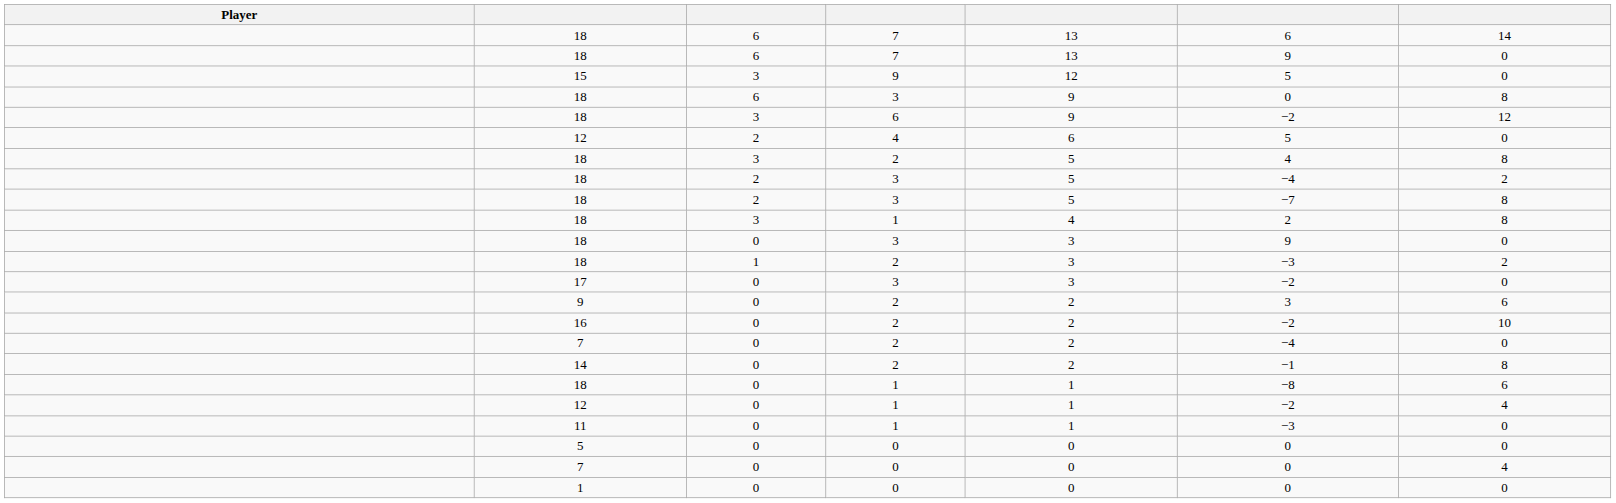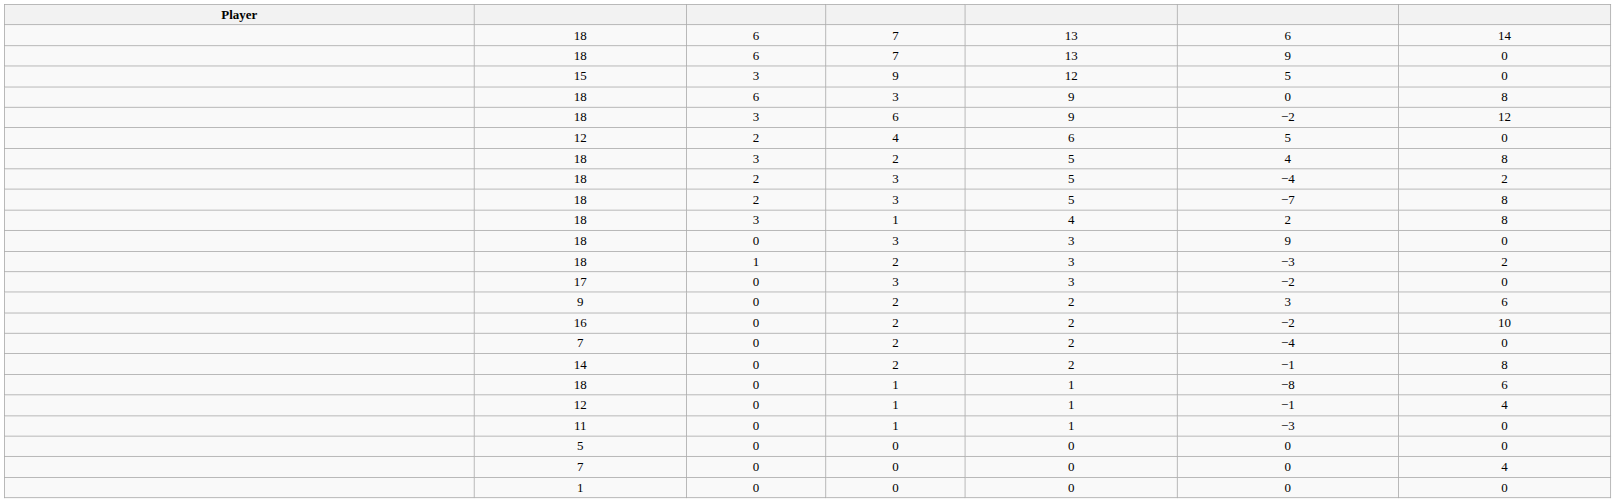(1288, 405) −2 -> (1288, 405) −1
